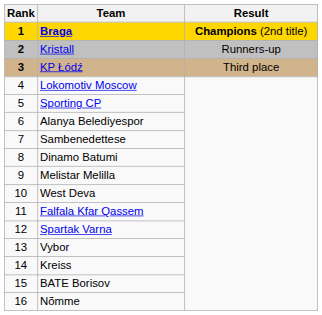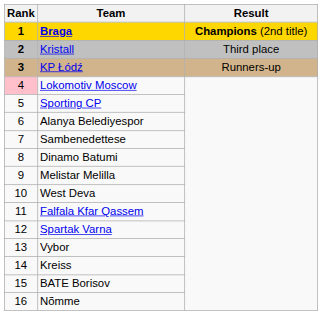(251, 49) Runners-up -> (251, 49) Third place
(251, 67) Third place -> (251, 67) Runners-up
(21, 85) no background -> (21, 85) pink background
